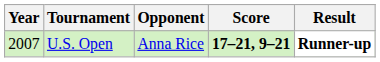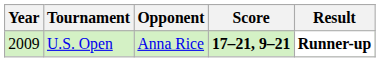(24, 43) 2007 -> (24, 43) 2009
